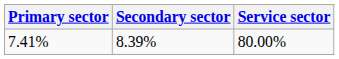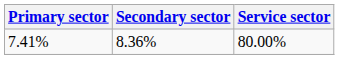(136, 41) 8.39% -> (136, 41) 8.36%
